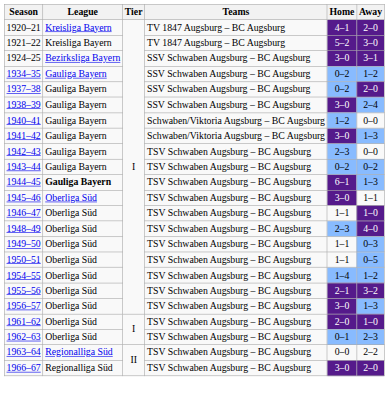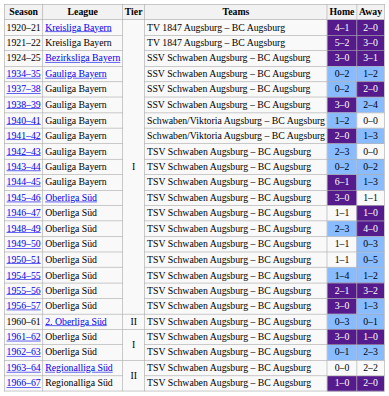(342, 136) 3–0 -> (342, 136) 2–0
(78, 182) bold -> (76, 182) normal
+ row: (24, 321)
(342, 321) 2–0 -> (342, 337) 3–0
(342, 368) 3–0 -> (342, 383) 1–0
